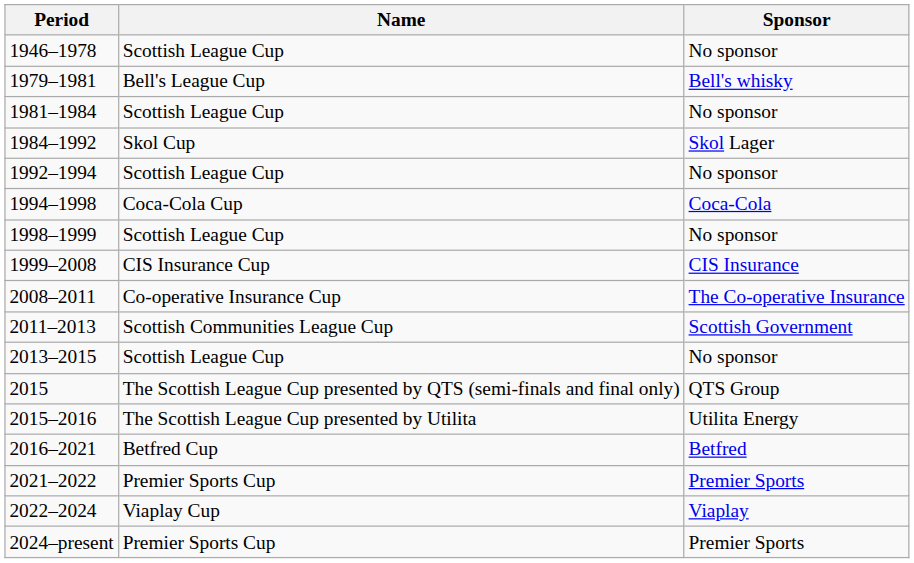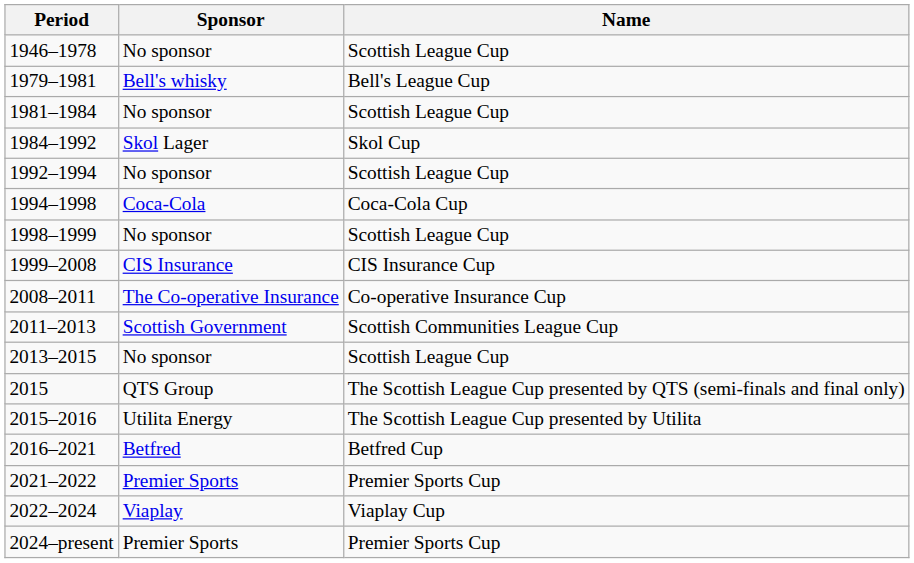columns swapped: (797, 19) <-> (401, 19)
